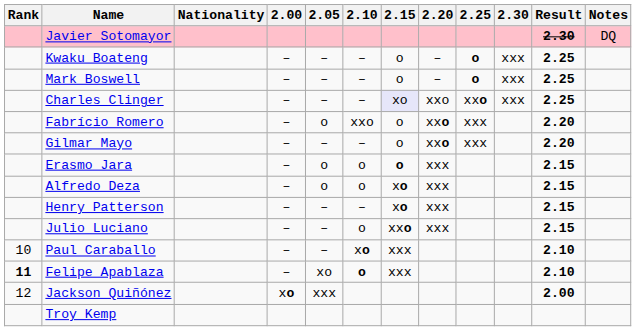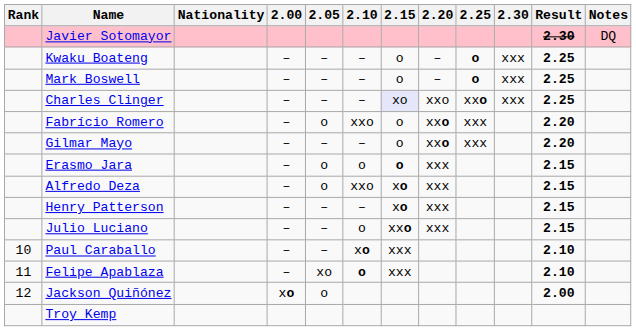(362, 186) o -> (362, 186) xxo
(23, 272) bold -> (23, 272) normal
(324, 293) xxx -> (324, 293) o
